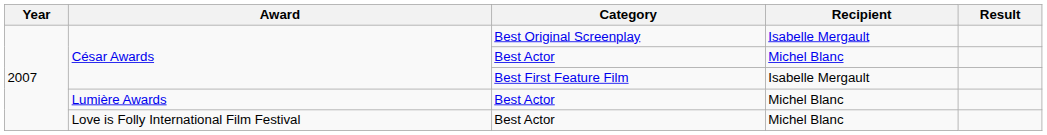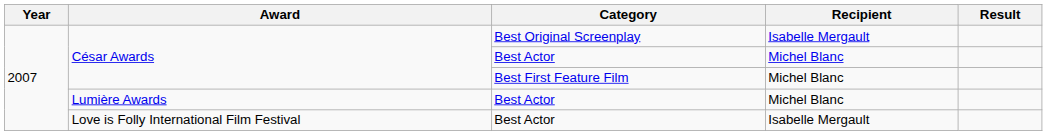(819, 78) Isabelle Mergault -> (806, 78) Michel Blanc
(806, 120) Michel Blanc -> (819, 120) Isabelle Mergault
